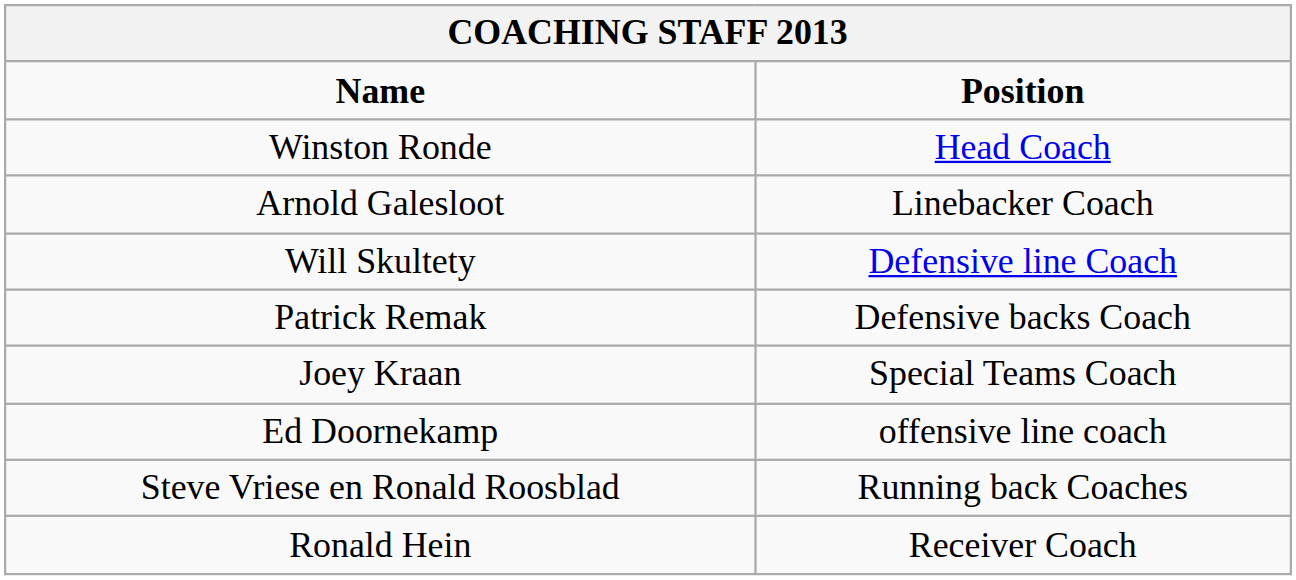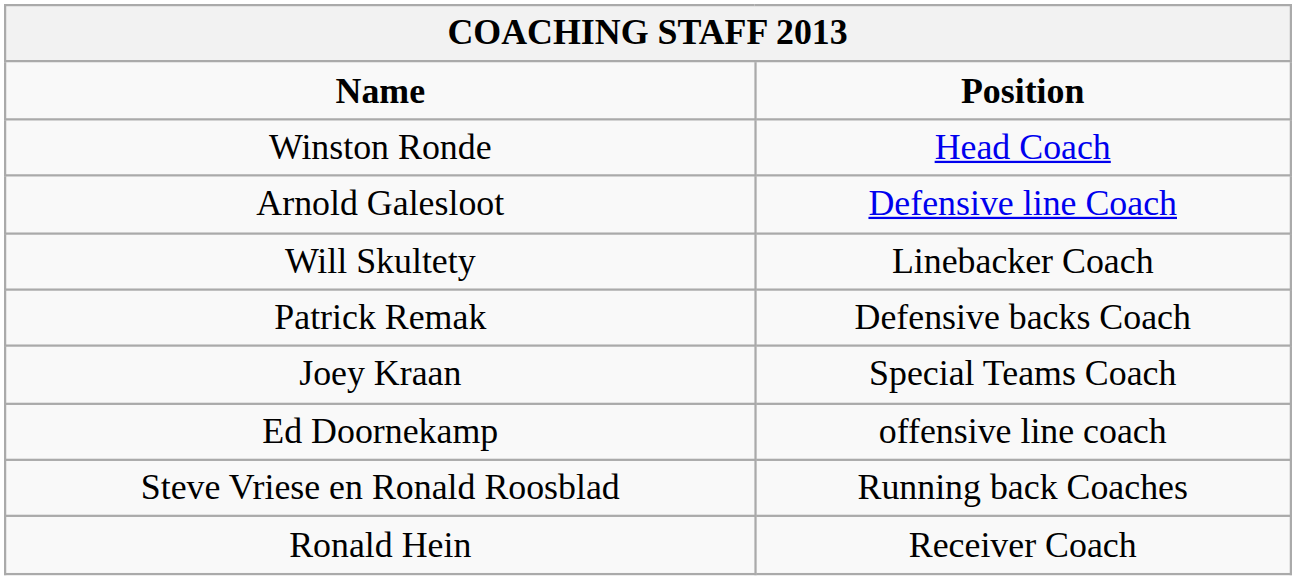(1023, 203) Linebacker Coach -> (1023, 203) Defensive line Coach
(1023, 260) Defensive line Coach -> (1023, 260) Linebacker Coach
